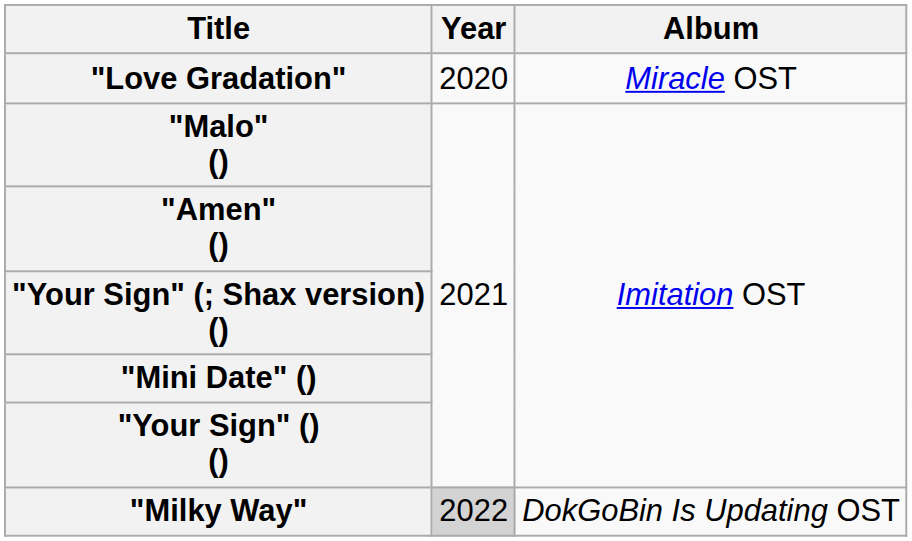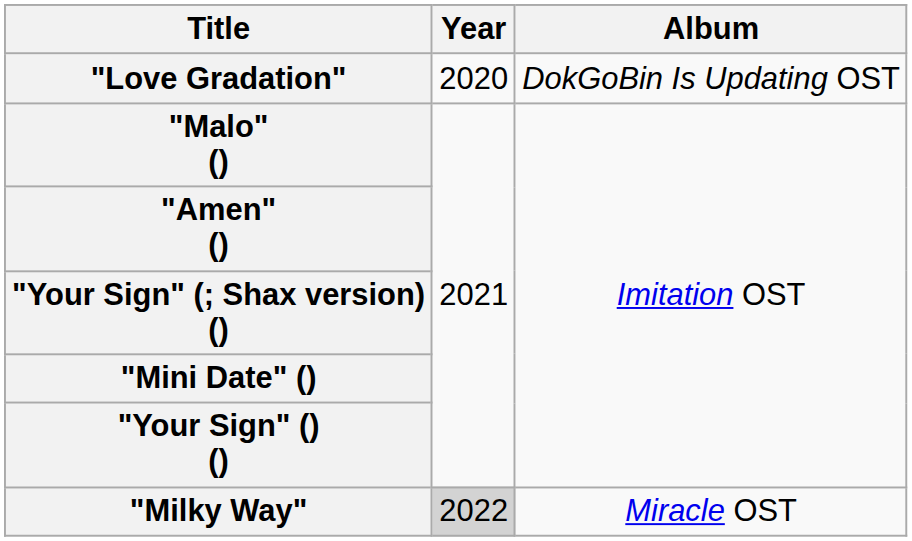(711, 77) Miracle OST -> (711, 77) DokGoBin Is Updating OST
(711, 510) DokGoBin Is Updating OST -> (711, 510) Miracle OST
